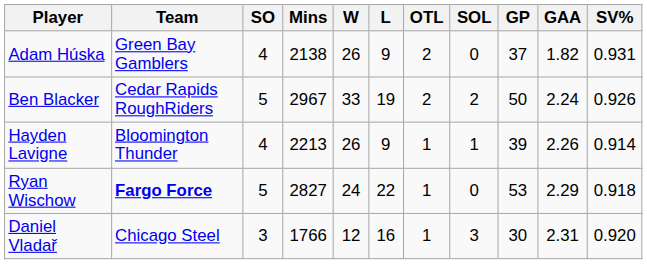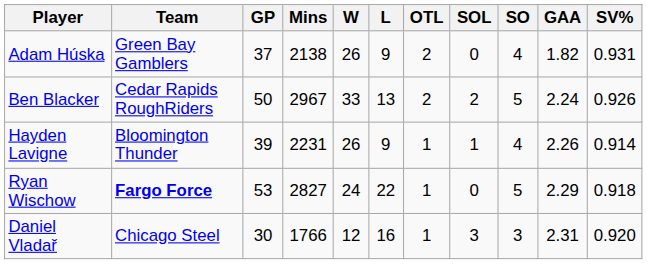columns swapped: (518, 17) <-> (263, 17)
(386, 99) 19 -> (386, 99) 13
(308, 145) 2213 -> (308, 145) 2231
